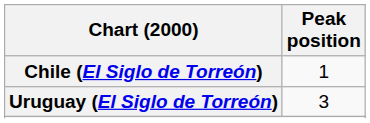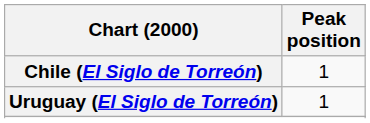(324, 101) 3 -> (324, 101) 1
